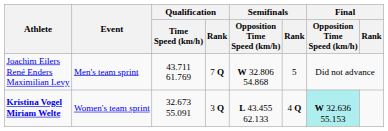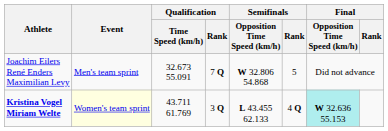(179, 72) 43.711 61.769 -> (179, 72) 32.673 55.091
(112, 108) no background -> (112, 108) lightyellow background
(179, 108) 32.673 55.091 -> (179, 108) 43.711 61.769
